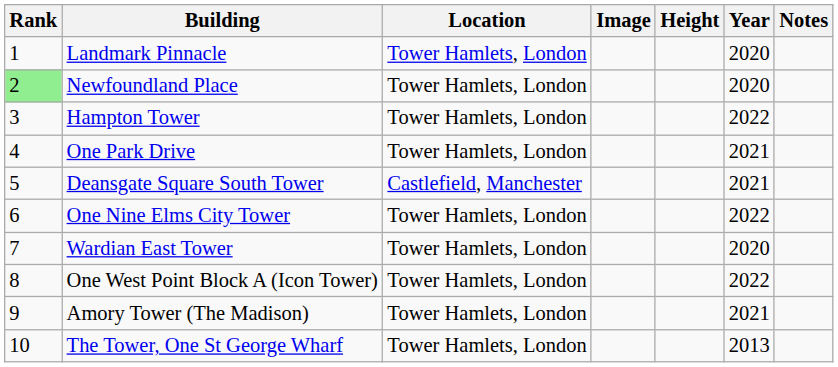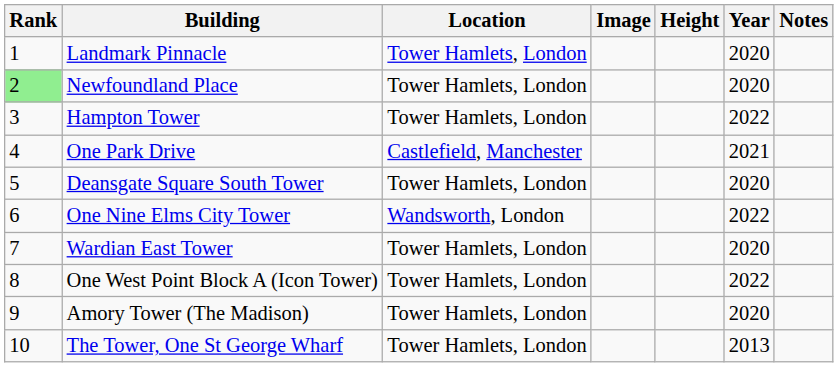(487, 150) Tower Hamlets, London -> (485, 150) Castlefield, Manchester
(485, 183) Castlefield, Manchester -> (487, 183) Tower Hamlets, London
(749, 183) 2021 -> (749, 183) 2020
(487, 215) Tower Hamlets, London -> (476, 215) Wandsworth, London
(749, 313) 2021 -> (749, 313) 2020
